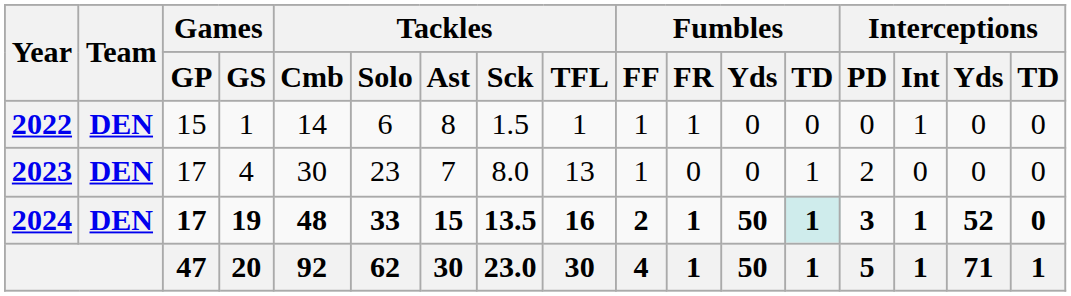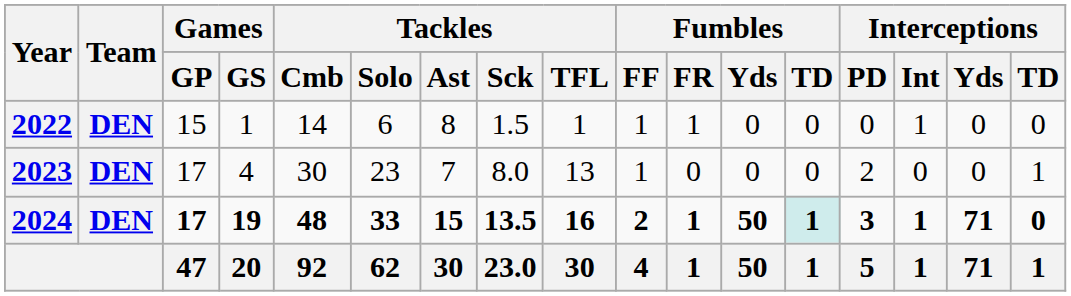(812, 171) 1 -> (812, 171) 0
(1038, 171) 0 -> (1038, 171) 1
(978, 219) 52 -> (978, 219) 71
